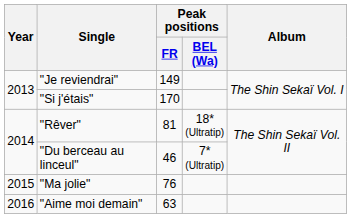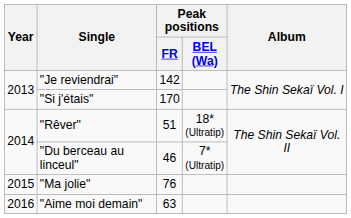(170, 80) 149 -> (170, 80) 142
(170, 125) 81 -> (170, 125) 51
